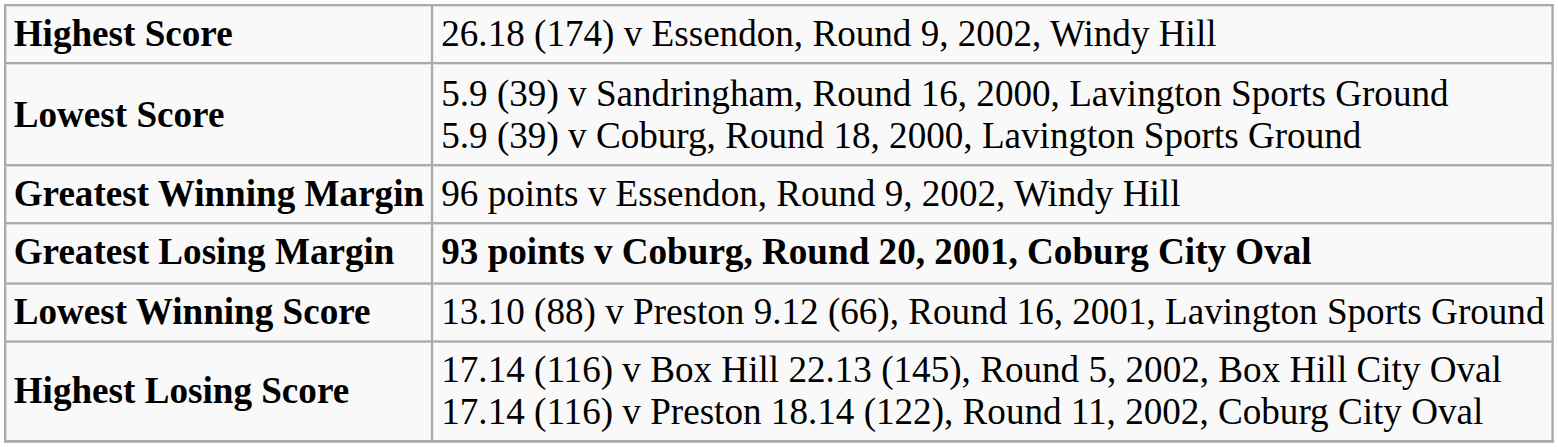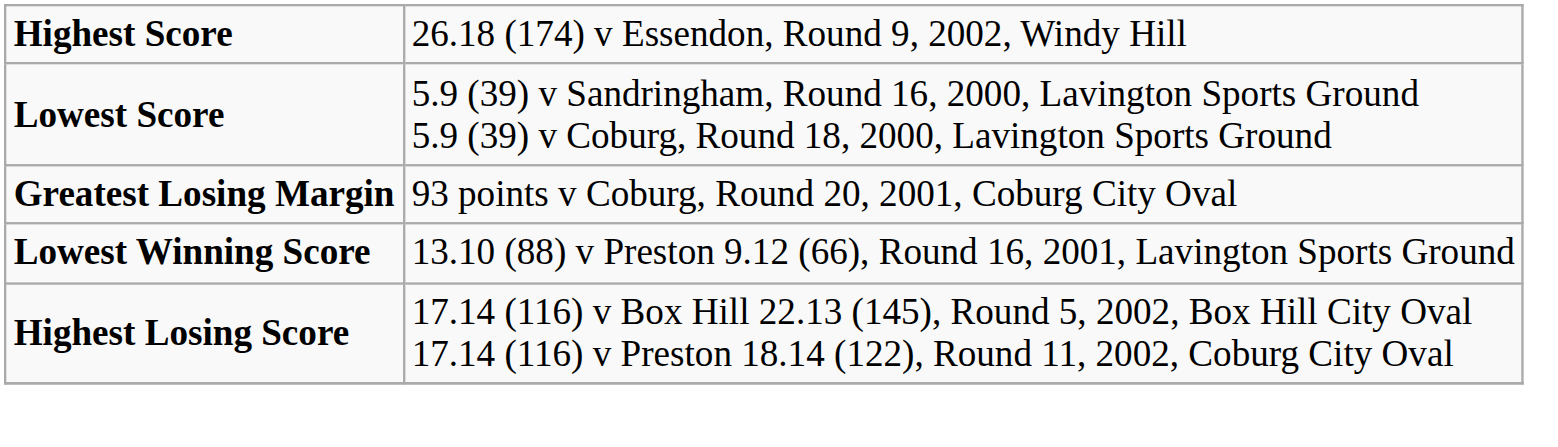- row: (219, 193)
(876, 252) bold -> (824, 193) normal
